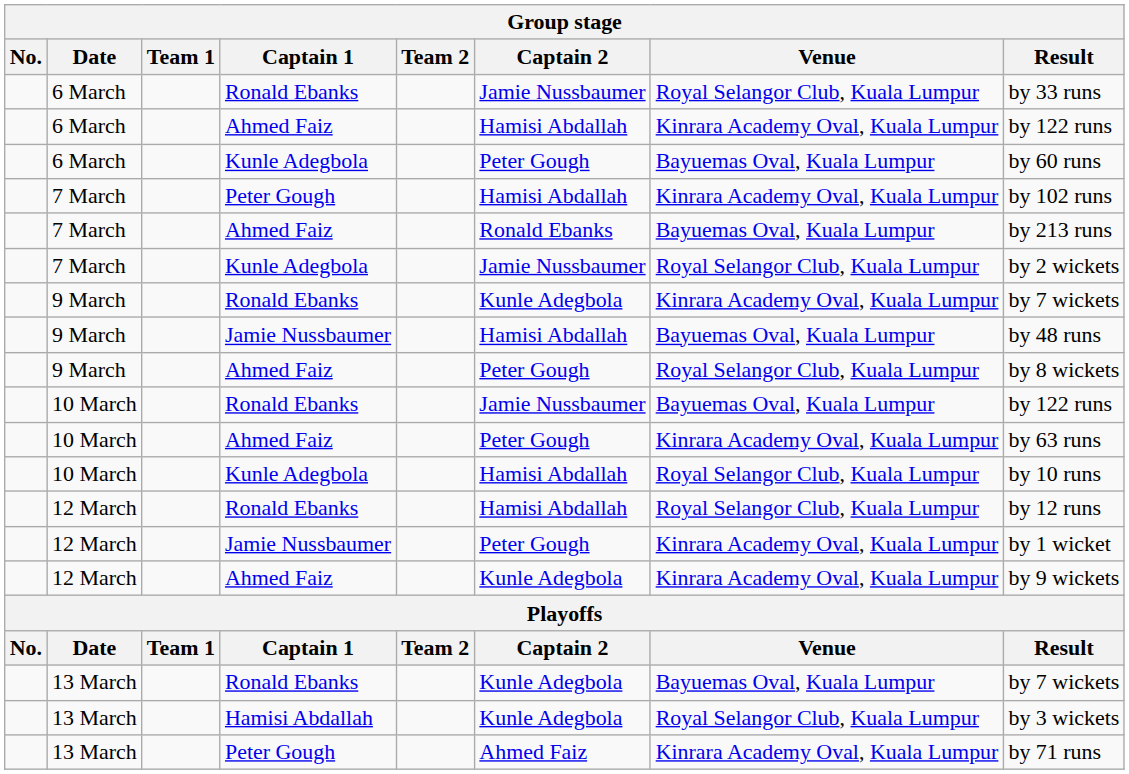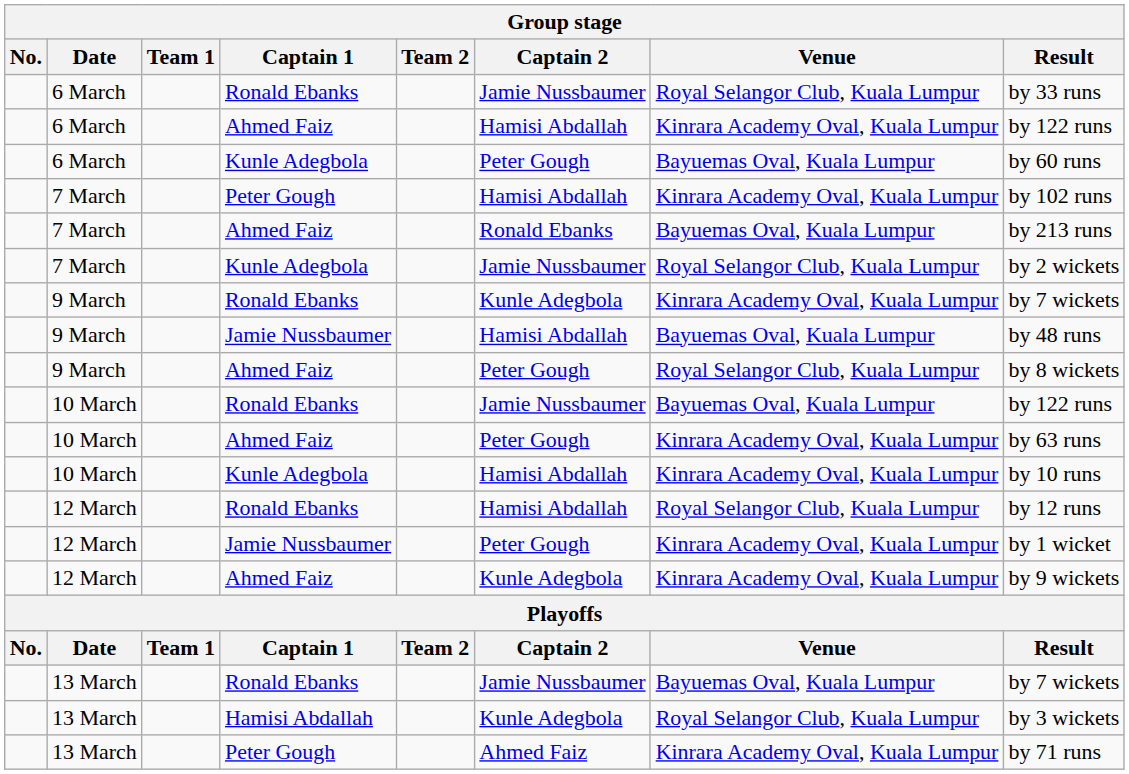(817, 473) Royal Selangor Club, Kuala Lumpur -> (827, 473) Kinrara Academy Oval, Kuala Lumpur
(551, 682) Kunle Adegbola -> (562, 682) Jamie Nussbaumer
